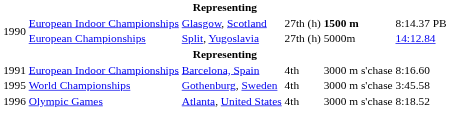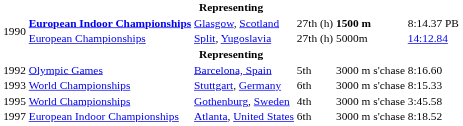(104, 23) normal -> (110, 23) bold
(14, 70) 1991 -> (14, 70) 1992
(104, 70) European Indoor Championships -> (66, 70) Olympic Games
(292, 70) 4th -> (304, 70) 5th
+ row: (238, 85)
(14, 101) 1996 -> (14, 117) 1997
(66, 101) Olympic Games -> (104, 117) European Indoor Championships
(292, 101) 4th -> (304, 117) 6th
